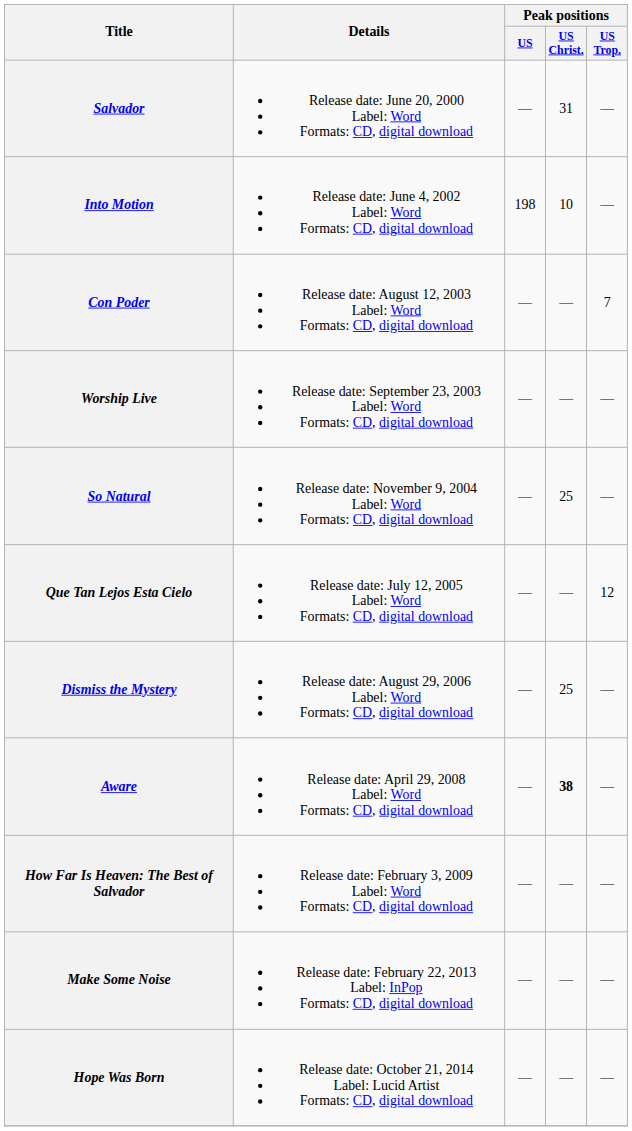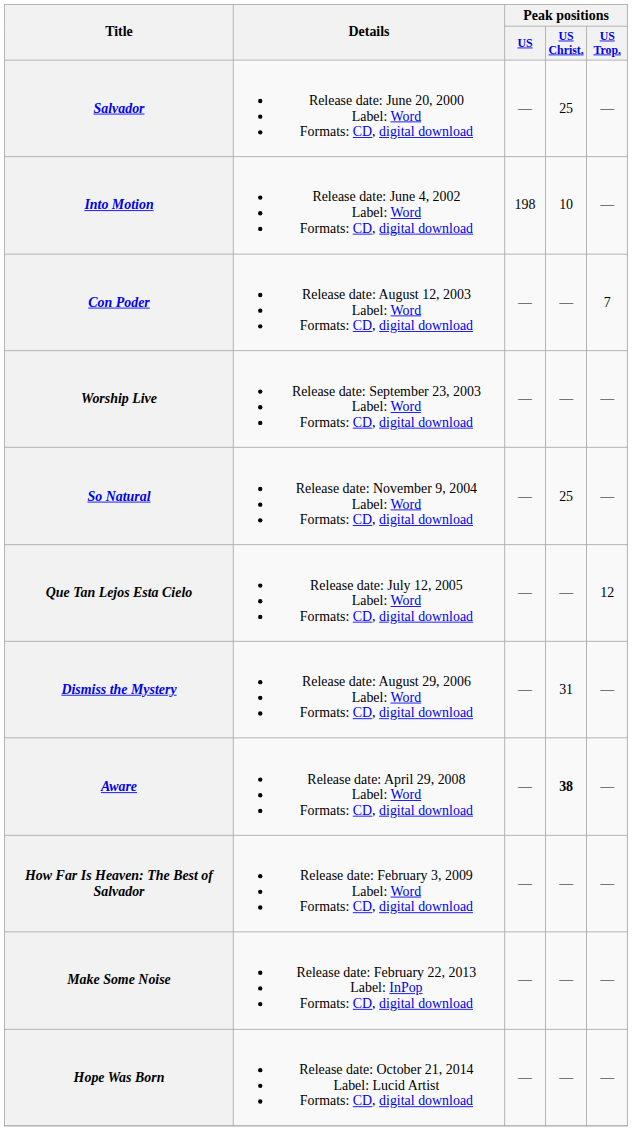(566, 108) 31 -> (566, 108) 25
(566, 689) 25 -> (566, 689) 31
